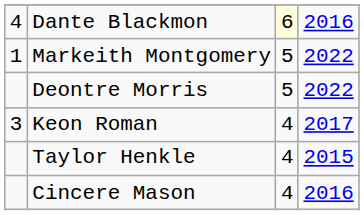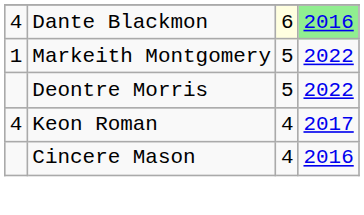(329, 22) no background -> (329, 22) lightgreen background
(16, 124) 3 -> (16, 124) 4
- row: (114, 158)
